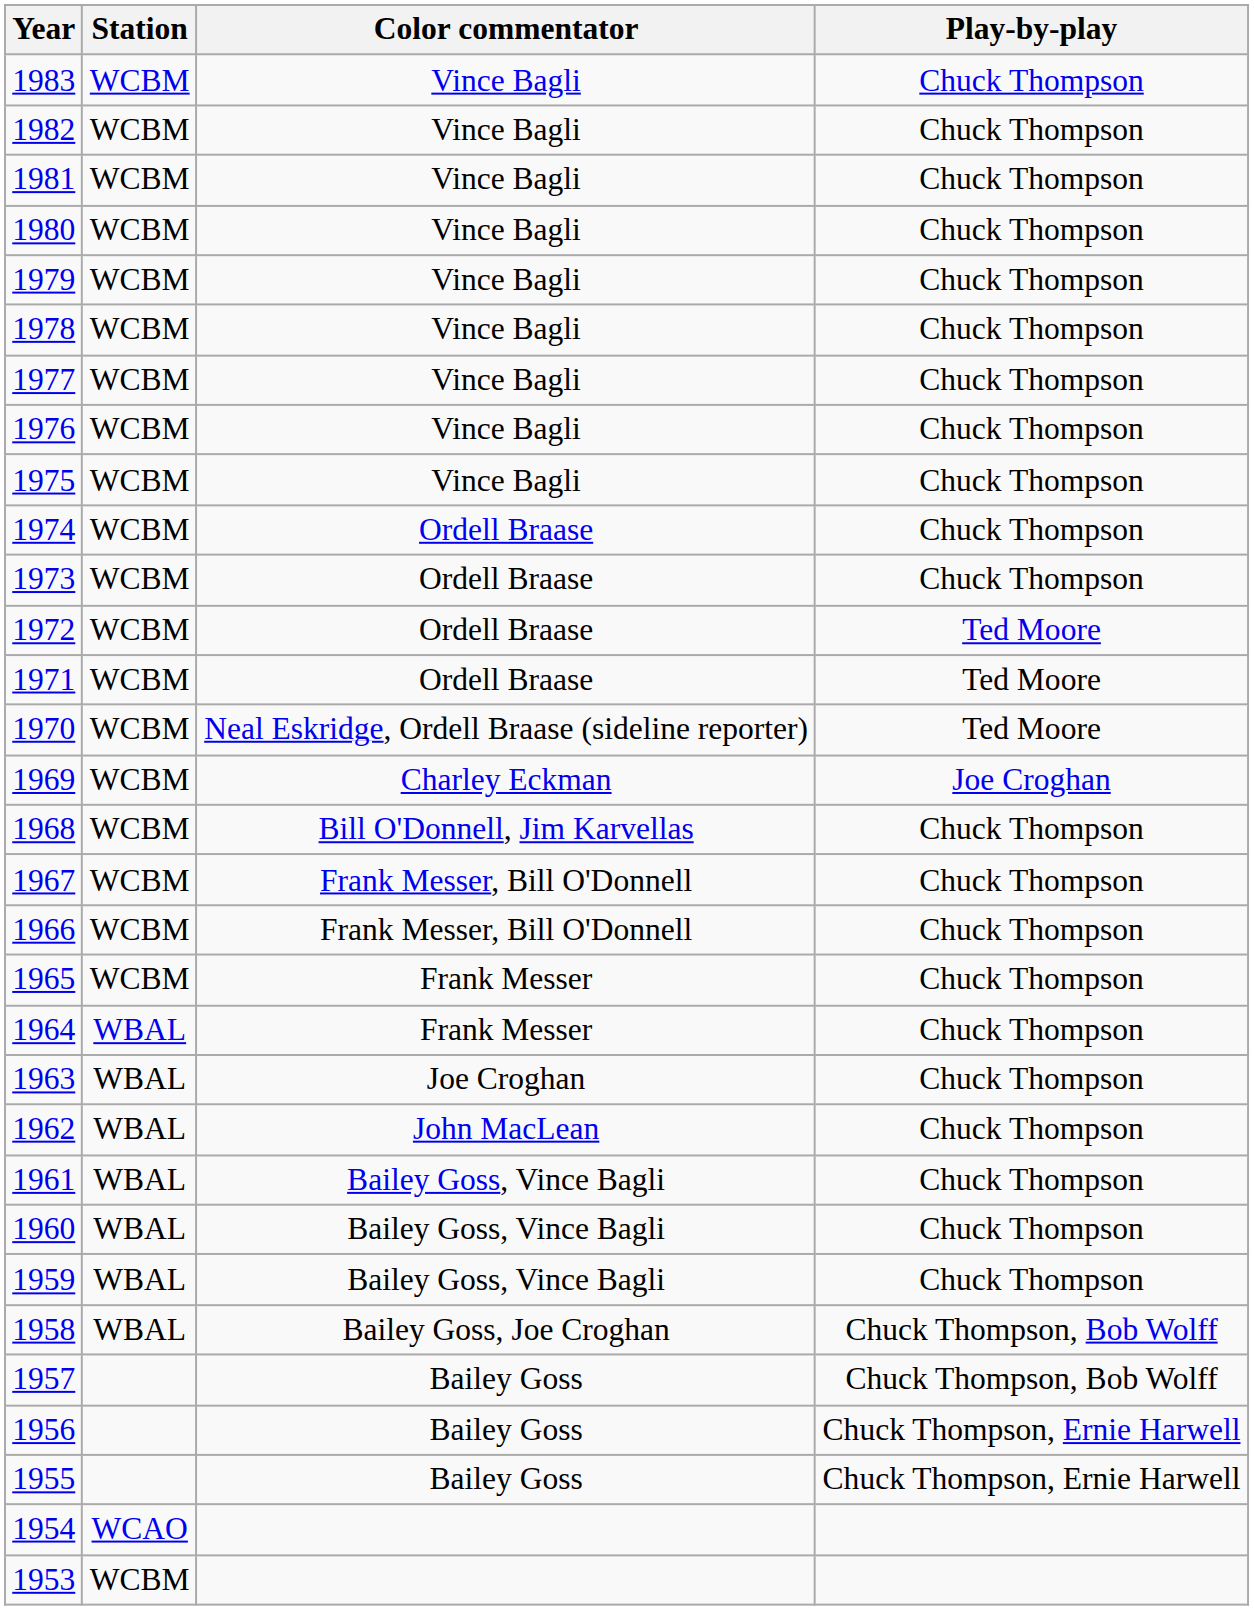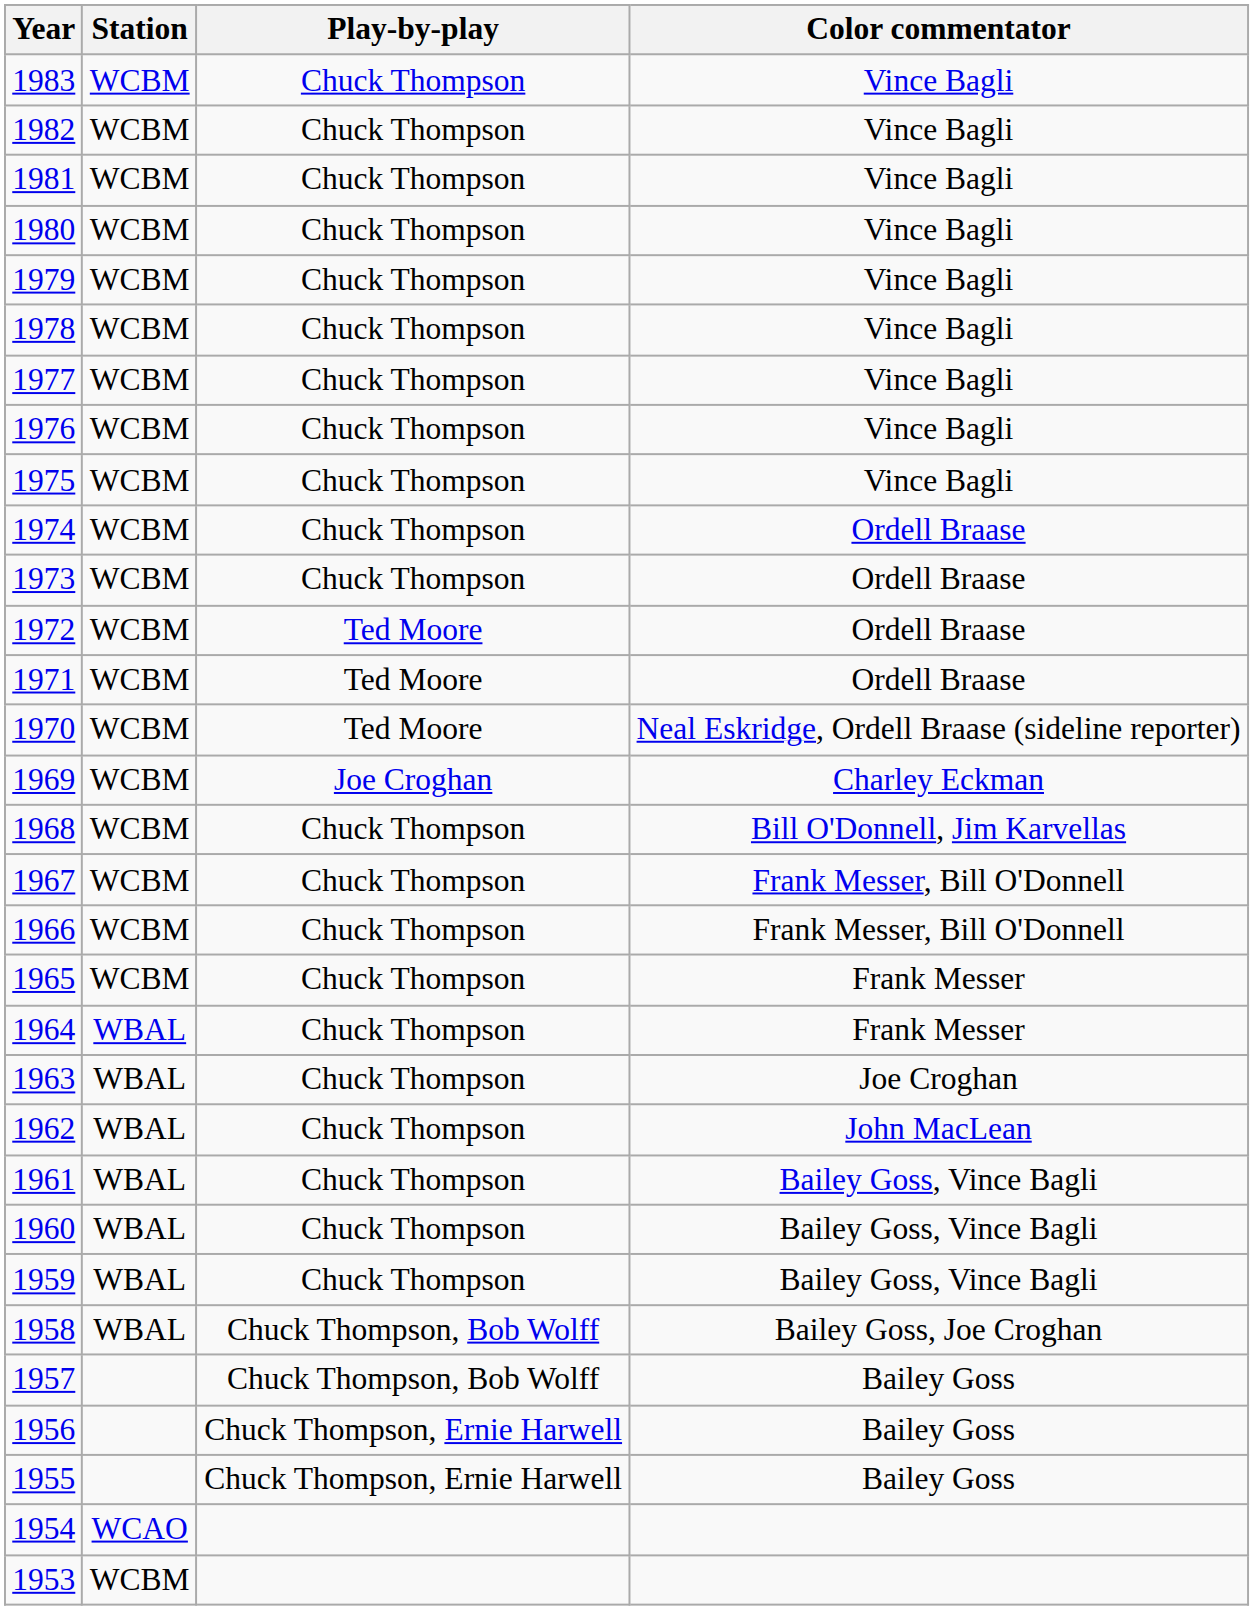columns swapped: (1032, 29) <-> (506, 29)
